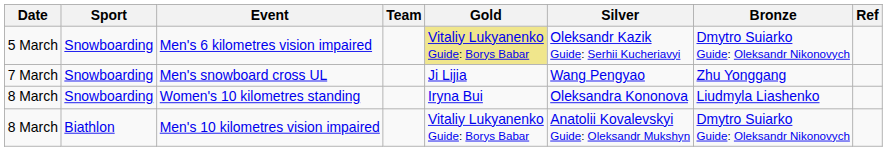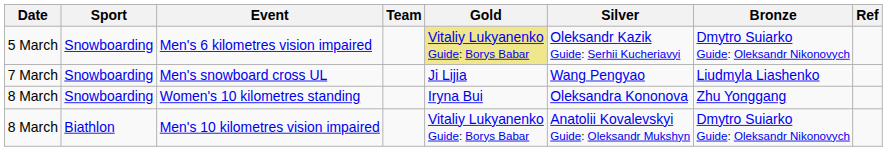(741, 75) Zhu Yonggang -> (758, 75) Liudmyla Liashenko
(758, 97) Liudmyla Liashenko -> (741, 97) Zhu Yonggang
